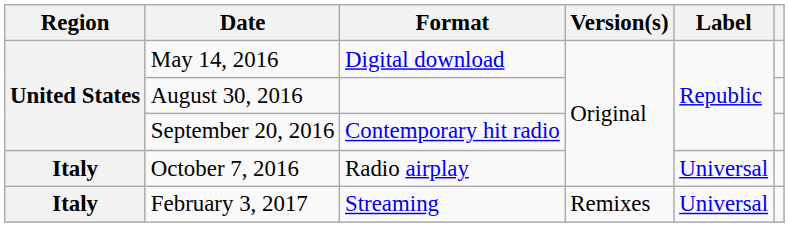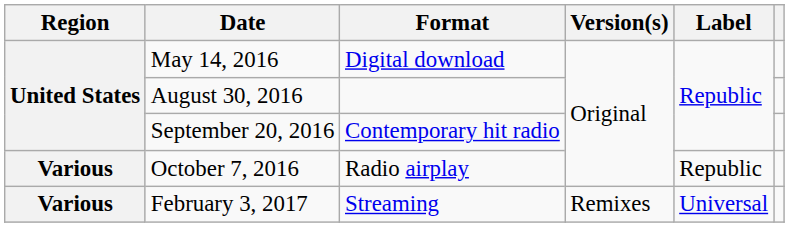(75, 167) Italy -> (75, 167) Various
(724, 167) Universal -> (720, 167) Republic
(75, 204) Italy -> (75, 204) Various
